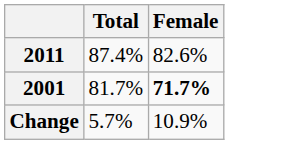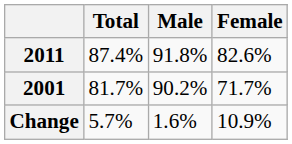+ column: (180, 21)
(182, 88) bold -> (244, 88) normal
